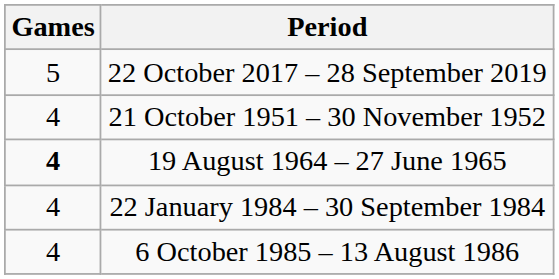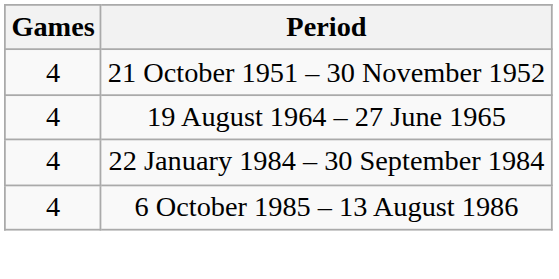- row: (327, 71)
(53, 161) bold -> (53, 116) normal
